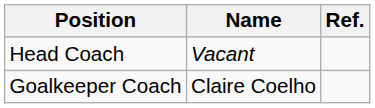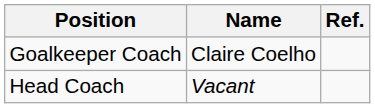rows swapped: (67, 53) <-> (95, 86)
